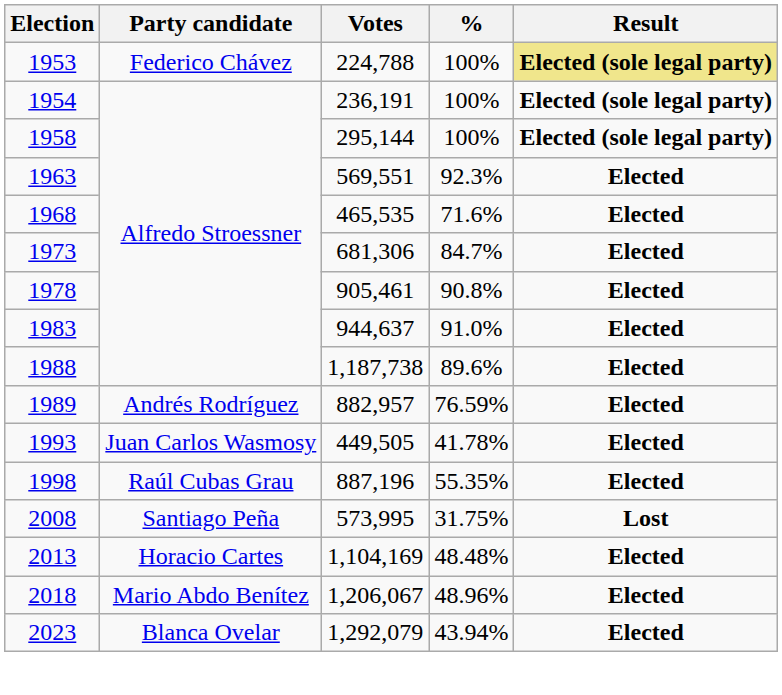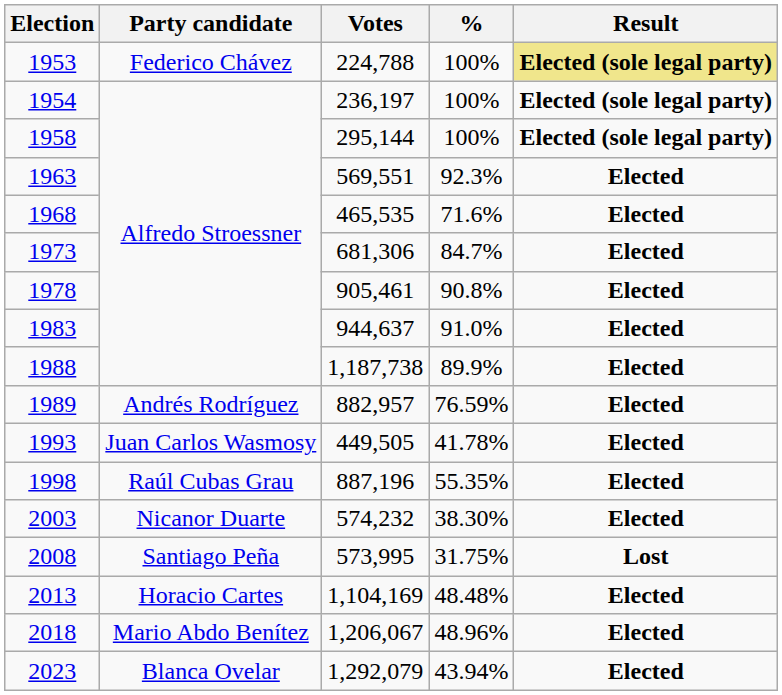(375, 99) 236,191 -> (375, 99) 236,197
(471, 366) 89.6% -> (471, 366) 89.9%
+ row: (52, 518)
